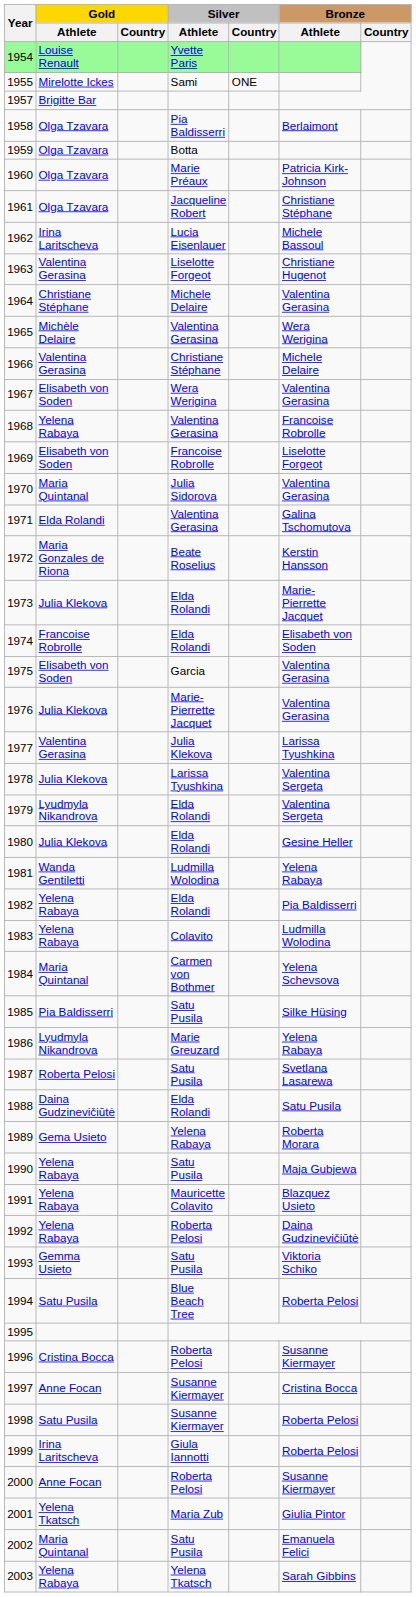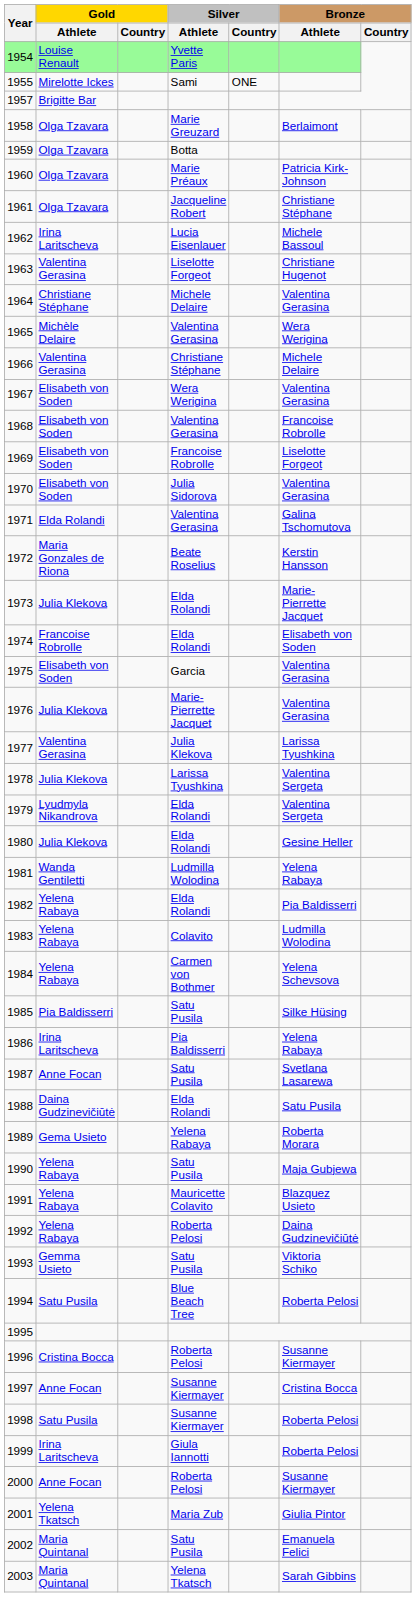(198, 126) Pia Baldisserri -> (195, 126) Marie Greuzard
(59, 427) Yelena Rabaya -> (74, 427) Elisabeth von Soden
(63, 489) Maria Quintanal -> (74, 489) Elisabeth von Soden
(63, 974) Maria Quintanal -> (59, 974) Yelena Rabaya
(68, 1043) Lyudmyla Nikandrova -> (68, 1043) Irina Laritscheva
(195, 1043) Marie Greuzard -> (198, 1043) Pia Baldisserri
(77, 1075) Roberta Pelosi -> (70, 1075) Anne Focan
(59, 1577) Yelena Rabaya -> (63, 1577) Maria Quintanal
